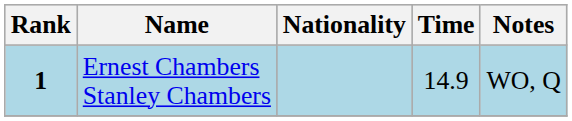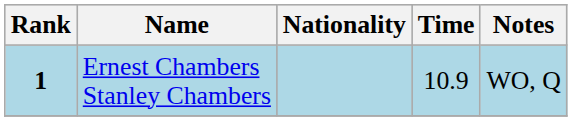(446, 80) 14.9 -> (446, 80) 10.9
